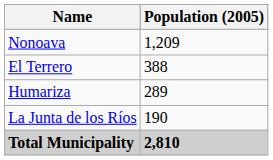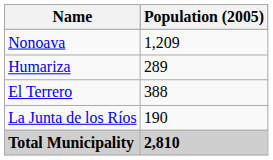rows swapped: (40, 67) <-> (39, 92)
